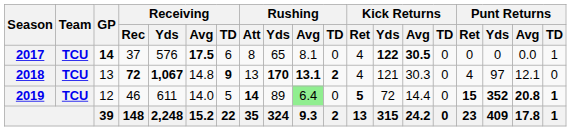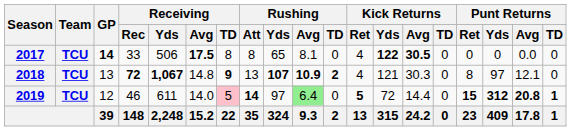(133, 55) 37 -> (133, 55) 33
(167, 55) 576 -> (167, 55) 506
(228, 55) 6 -> (228, 55) 8
(554, 55) 1 -> (554, 55) 0
(278, 75) 170 -> (278, 75) 107
(308, 75) 13.1 -> (308, 75) 10.9
(469, 75) 4 -> (469, 75) 8
(228, 95) no background -> (228, 95) pink background
(278, 95) 89 -> (278, 95) 97
(497, 95) 352 -> (497, 95) 312
